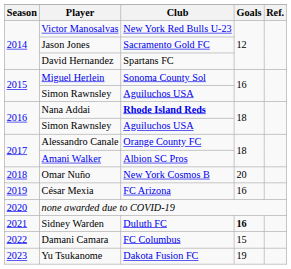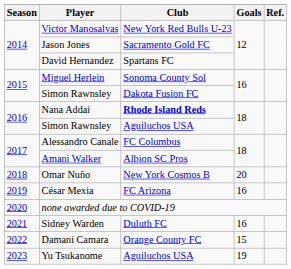(158, 93) Aguiluchos USA -> (161, 93) Dakota Fusion FC
(162, 142) Orange County FC -> (152, 142) FC Columbus
(242, 223) bold -> (242, 223) normal
(152, 239) FC Columbus -> (162, 239) Orange County FC
(161, 256) Dakota Fusion FC -> (158, 256) Aguiluchos USA
